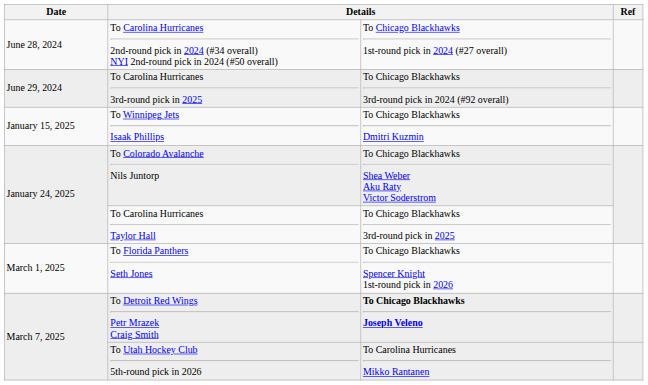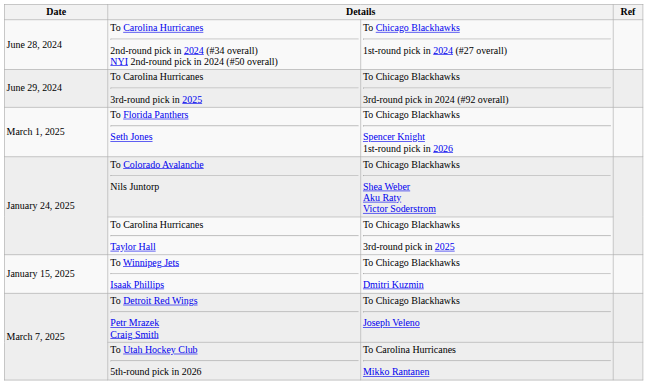rows swapped: (234, 126) <-> (234, 263)
(487, 312) bold -> (487, 312) normal
